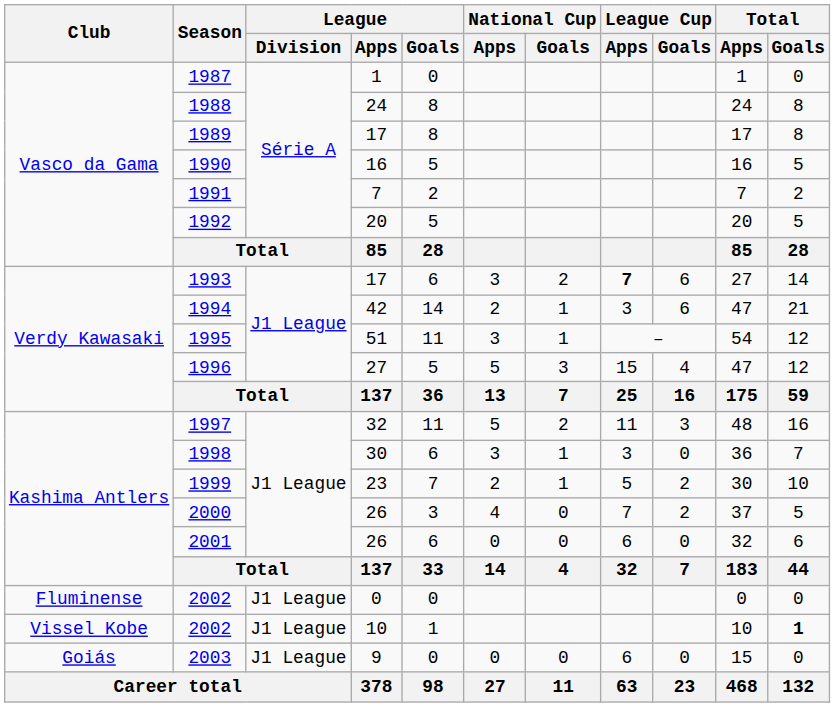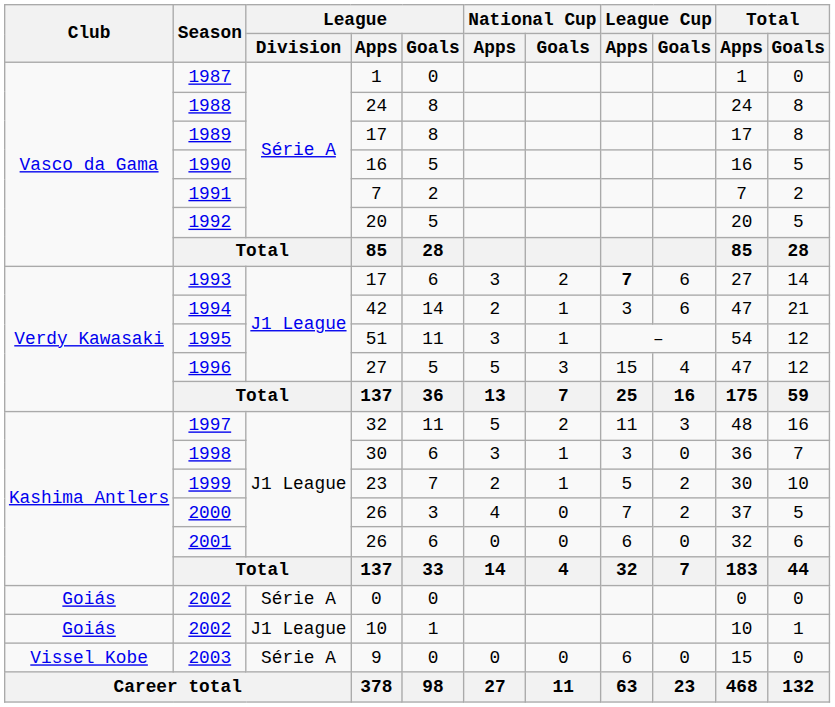(89, 600) Fluminense -> (89, 600) Goiás
(298, 600) J1 League -> (298, 600) Série A
(89, 629) Vissel Kobe -> (89, 629) Goiás
(798, 629) bold -> (798, 629) normal
(89, 658) Goiás -> (89, 658) Vissel Kobe
(298, 658) J1 League -> (298, 658) Série A
